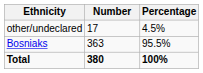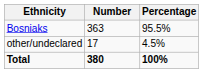rows swapped: (27, 44) <-> (44, 28)
